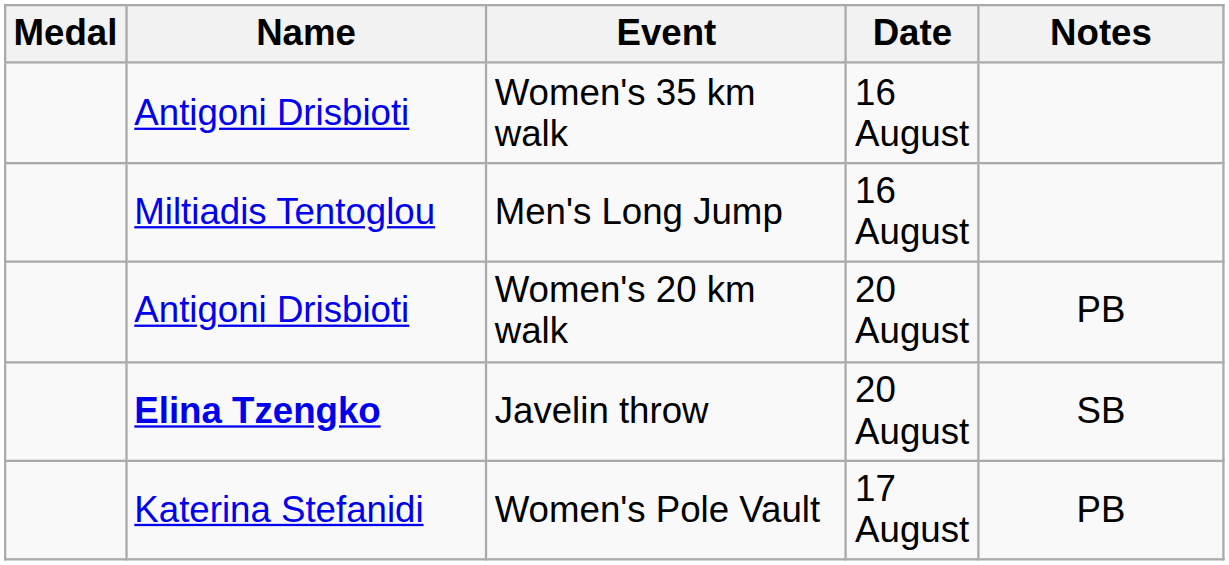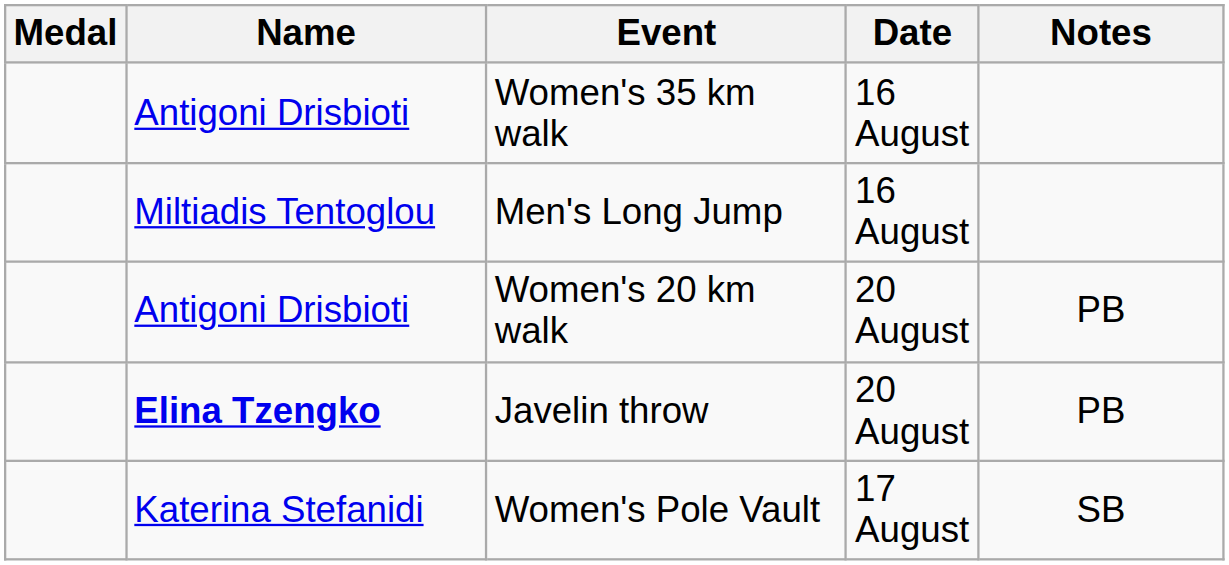(1101, 410) SB -> (1101, 410) PB
(1101, 509) PB -> (1101, 509) SB
